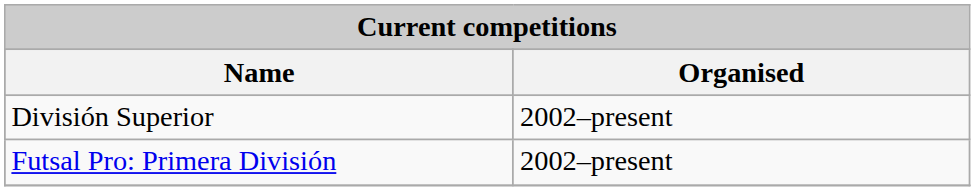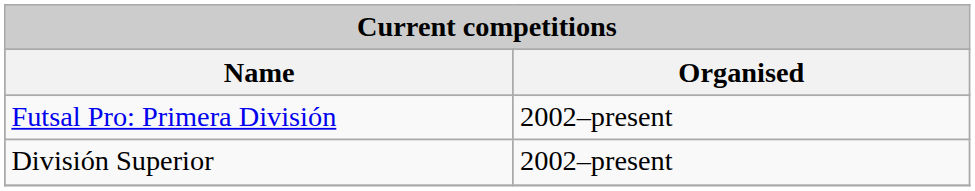rows swapped: (174, 161) <-> (112, 116)
